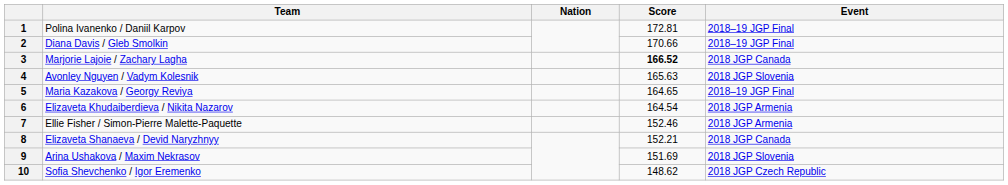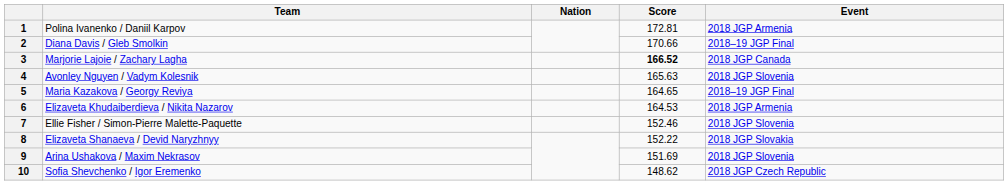(751, 28) 2018–19 JGP Final -> (750, 28) 2018 JGP Armenia
(662, 108) 164.54 -> (662, 108) 164.53
(750, 124) 2018 JGP Armenia -> (751, 124) 2018 JGP Slovenia
(662, 140) 152.21 -> (662, 140) 152.22
(749, 140) 2018 JGP Canada -> (751, 140) 2018 JGP Slovakia
